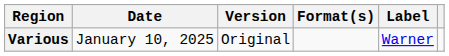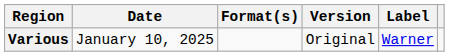columns swapped: (336, 16) <-> (256, 16)
